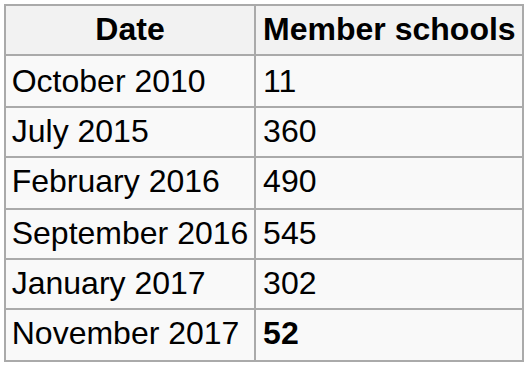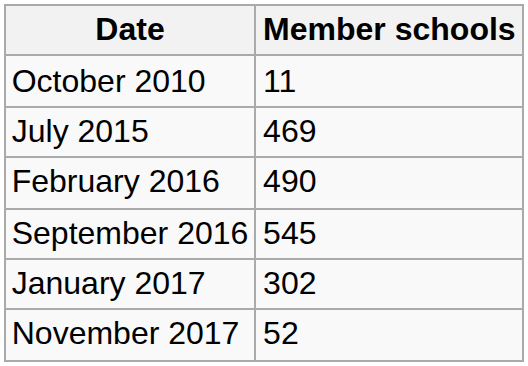(290, 131) 360 -> (290, 131) 469
(281, 334) bold -> (281, 334) normal
